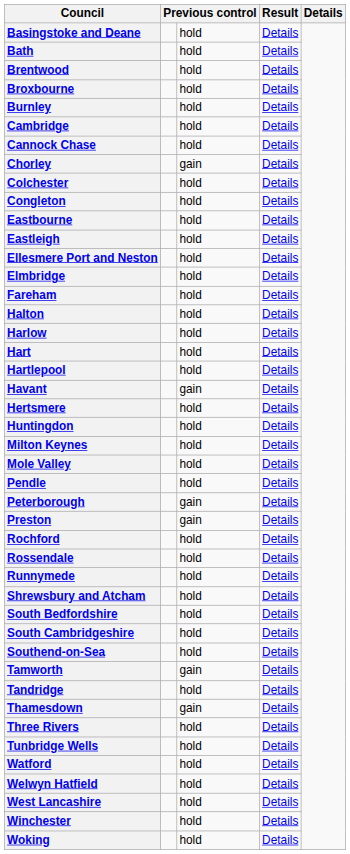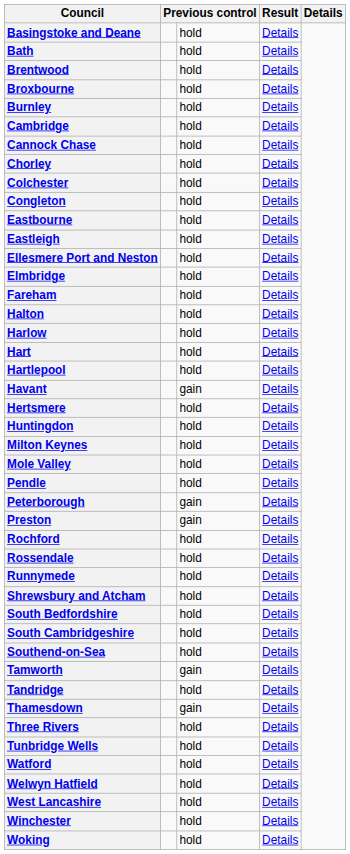(191, 164) gain -> (191, 164) hold
